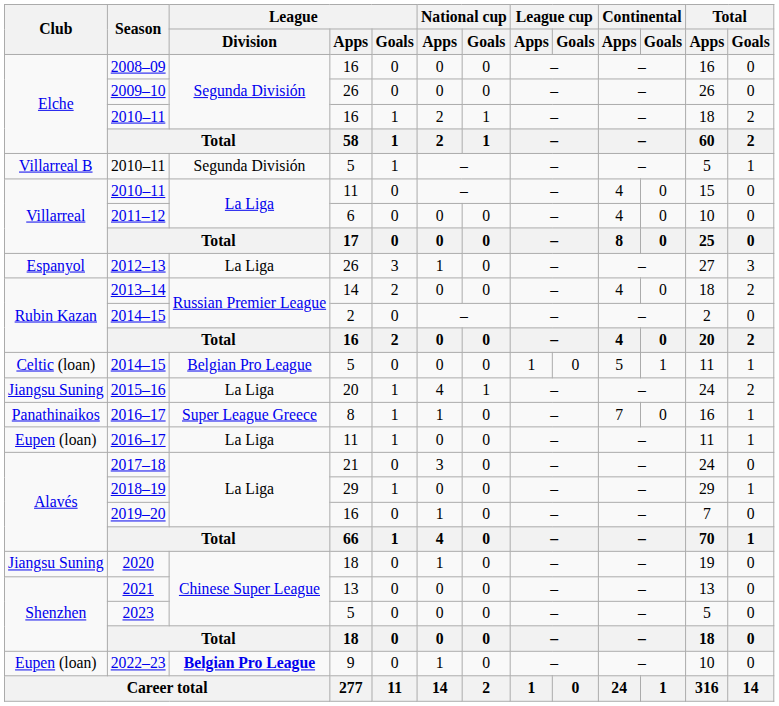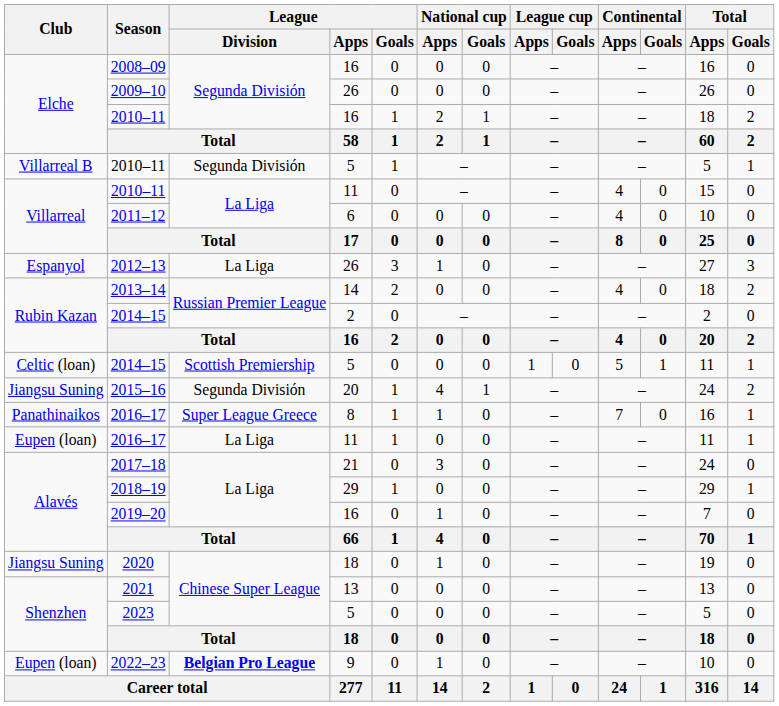(249, 365) Belgian Pro League -> (249, 365) Scottish Premiership
(249, 389) La Liga -> (249, 389) Segunda División
